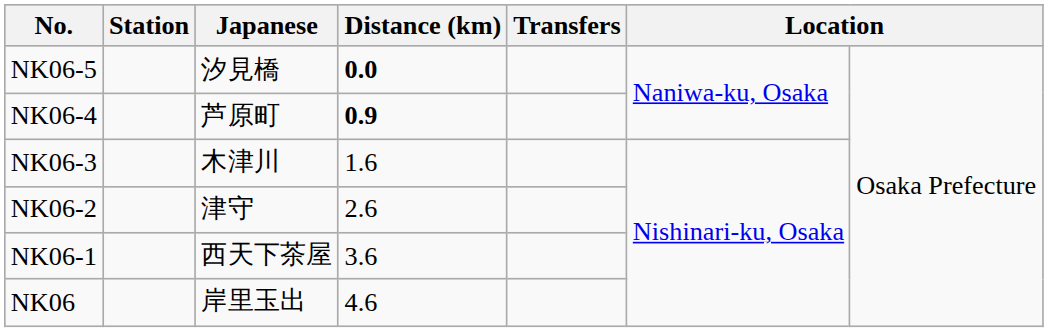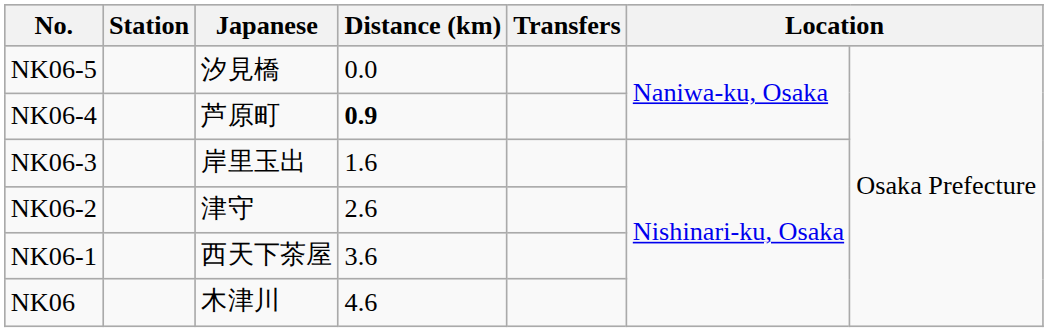(361, 69) bold -> (361, 69) normal
(241, 161) 木津川 -> (254, 161) 岸里玉出
(254, 301) 岸里玉出 -> (241, 301) 木津川
